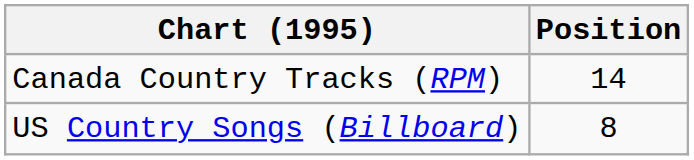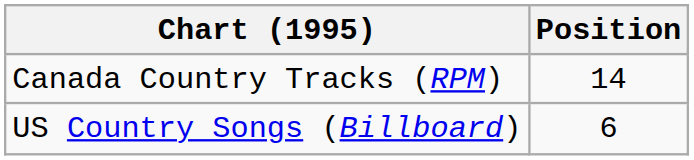(609, 129) 8 -> (609, 129) 6
